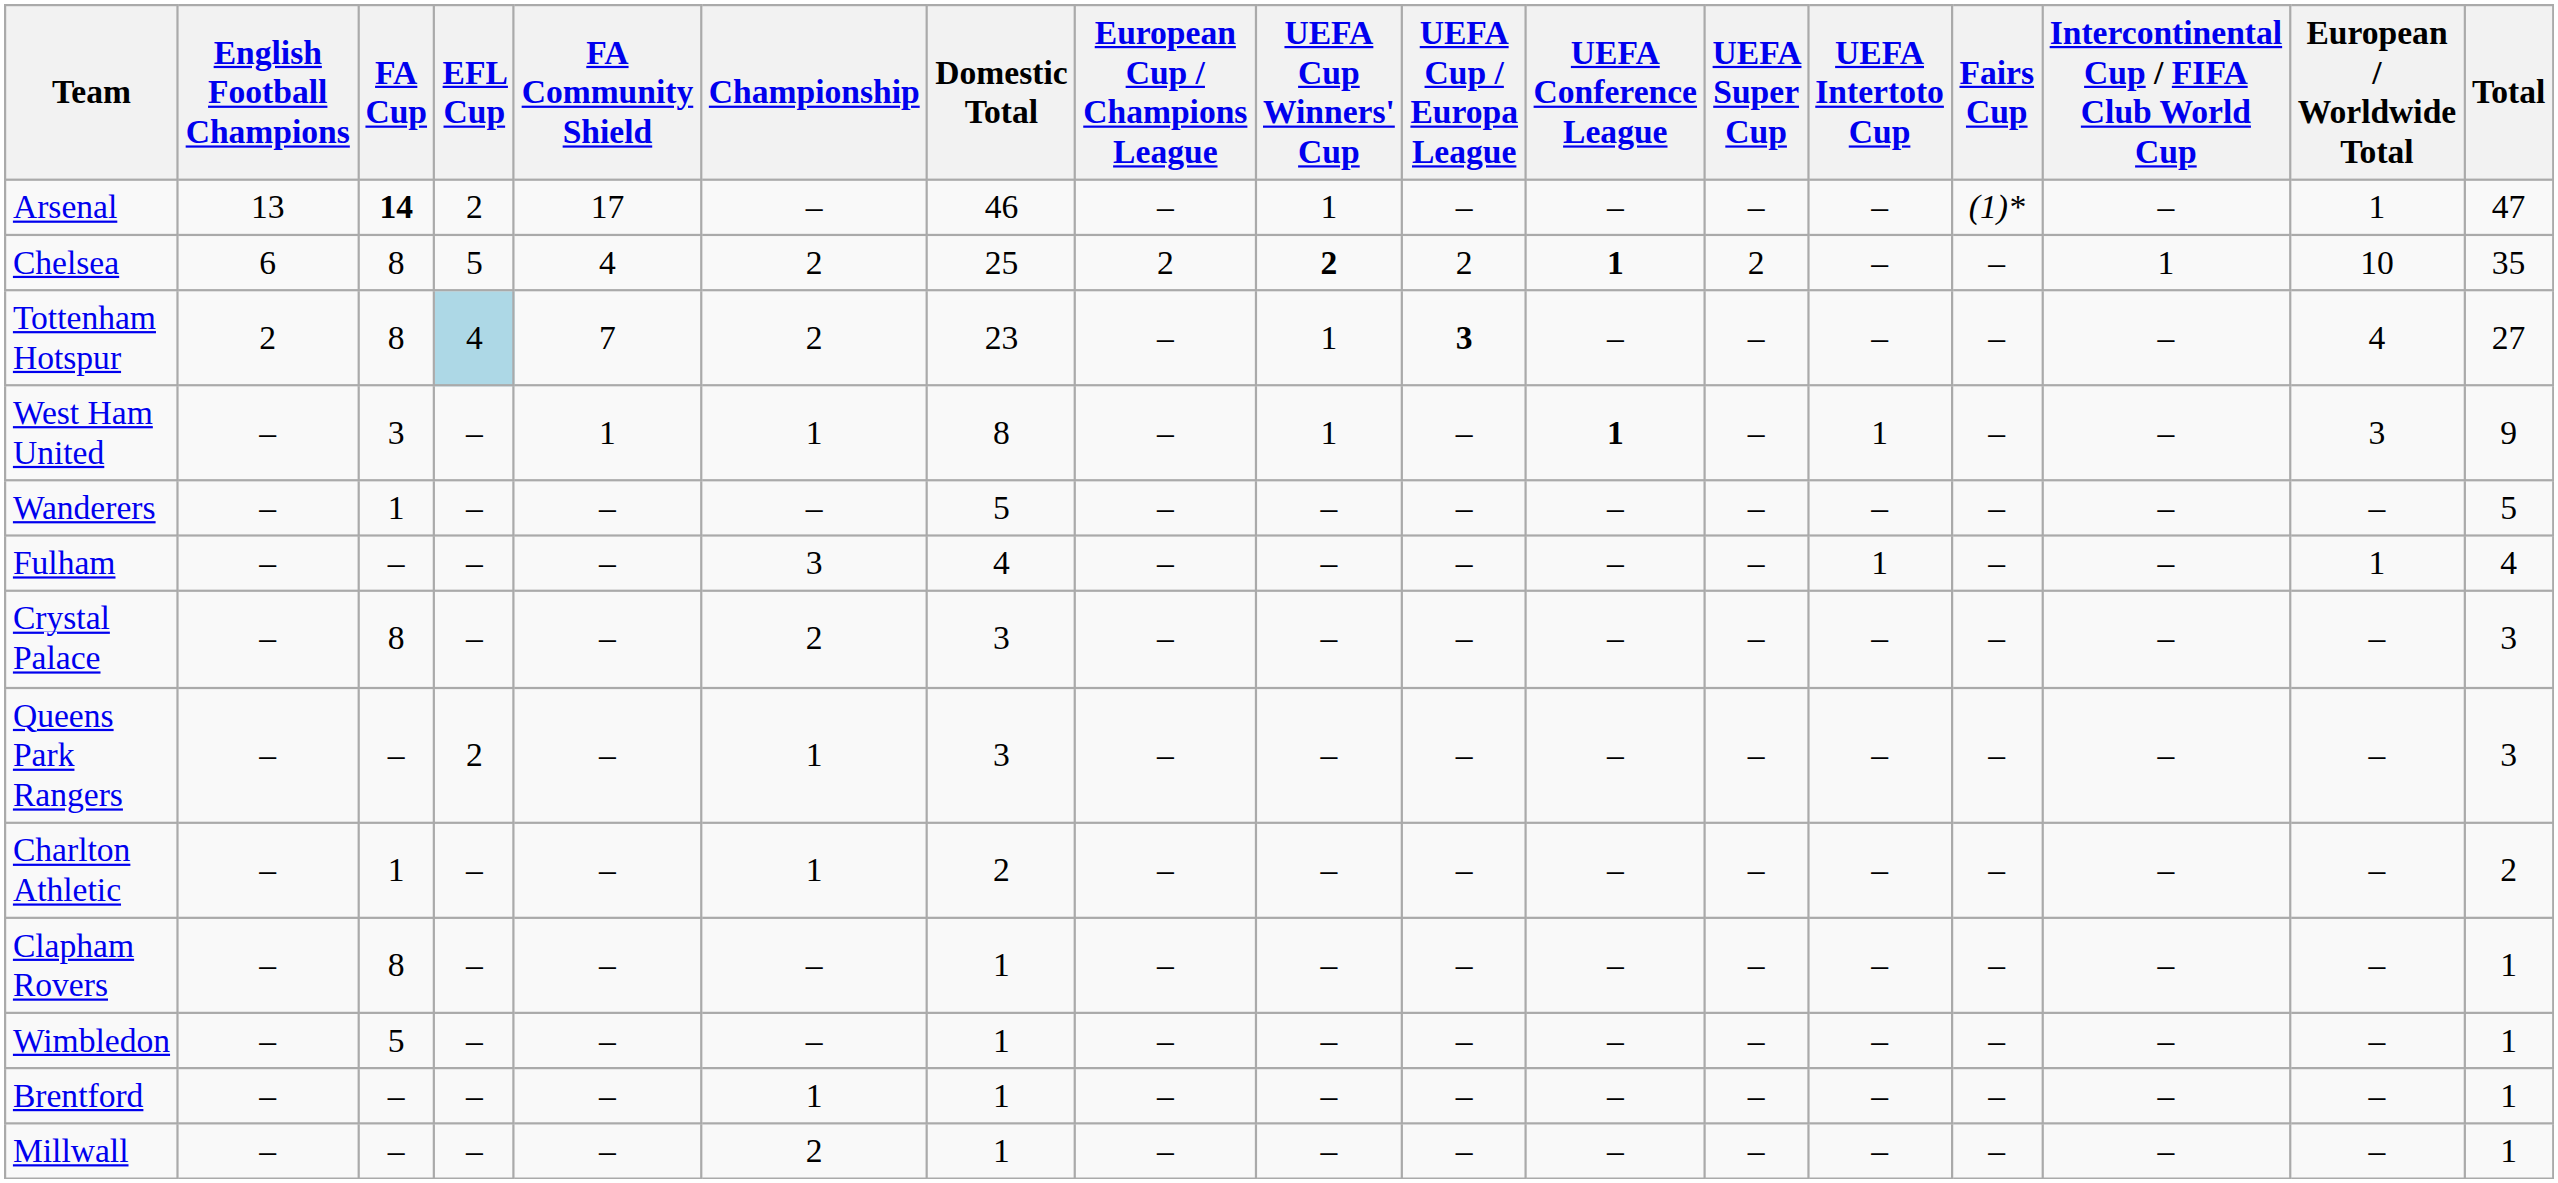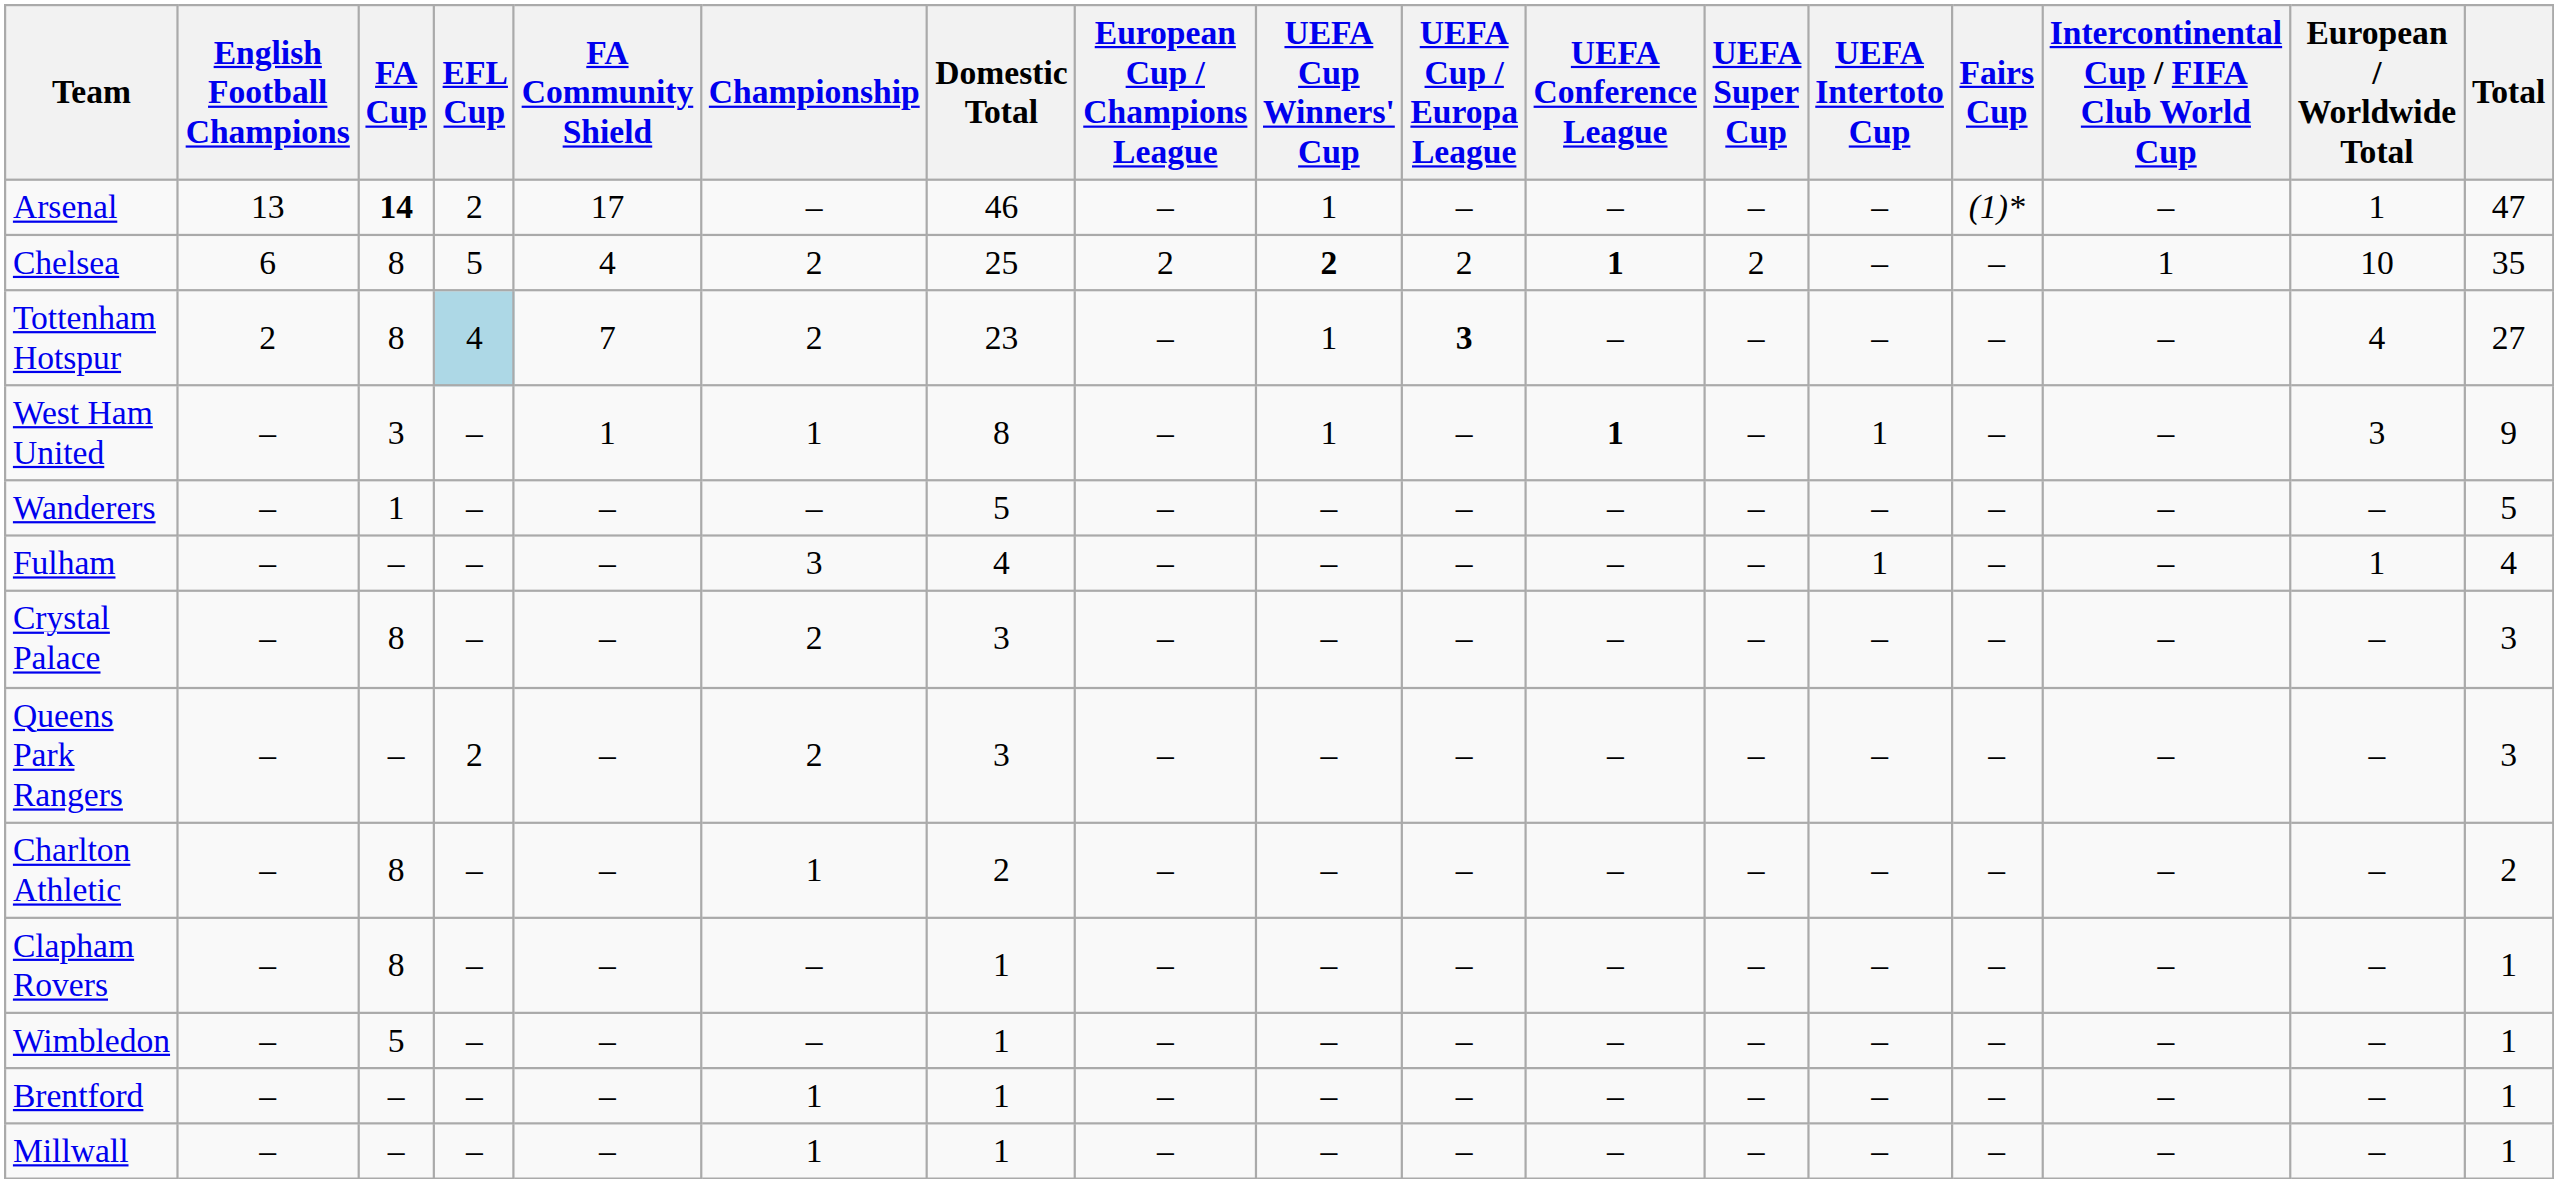(814, 753) 1 -> (814, 753) 2
(396, 868) 1 -> (396, 868) 8
(814, 1150) 2 -> (814, 1150) 1
